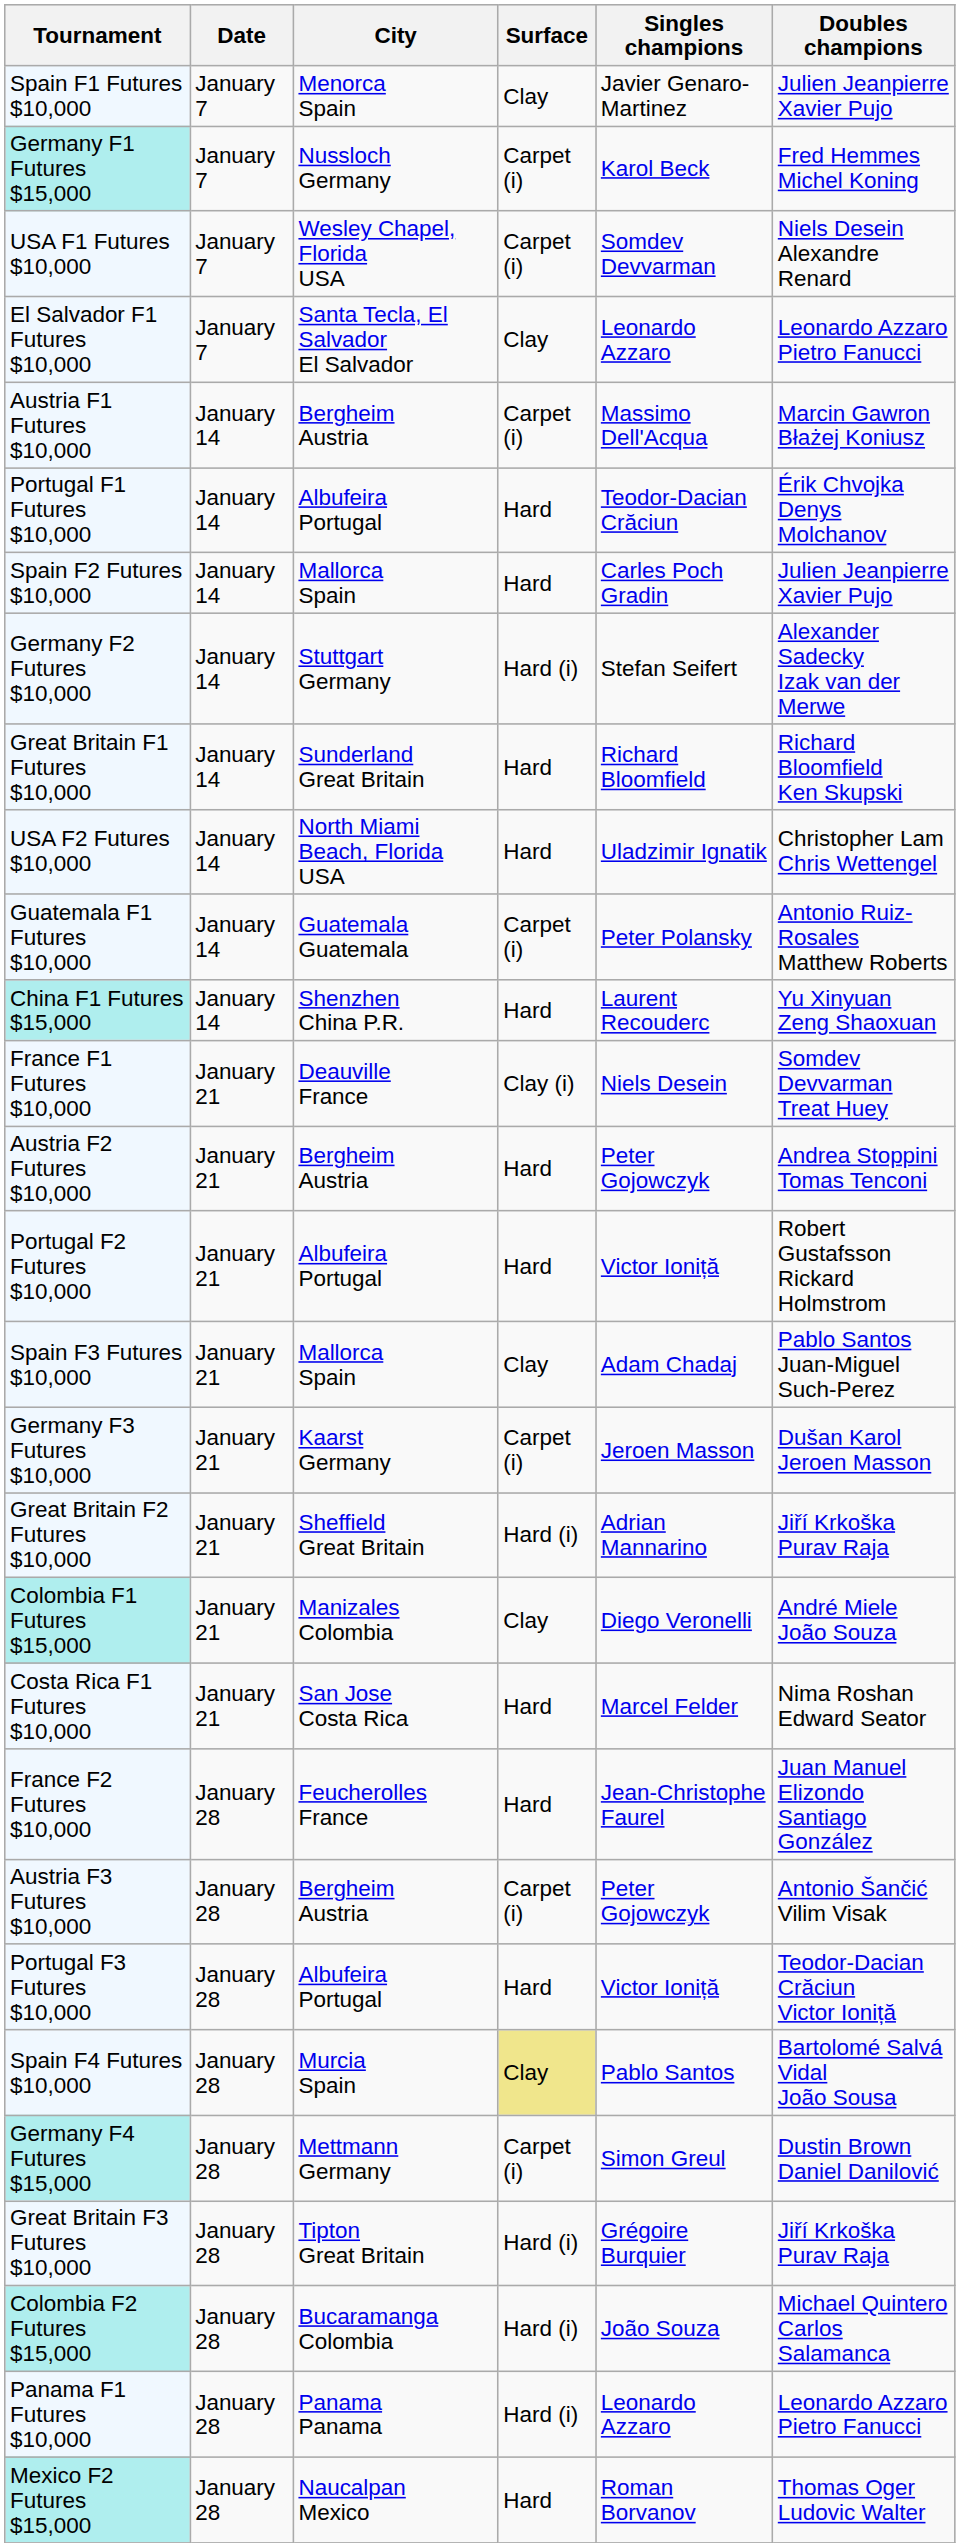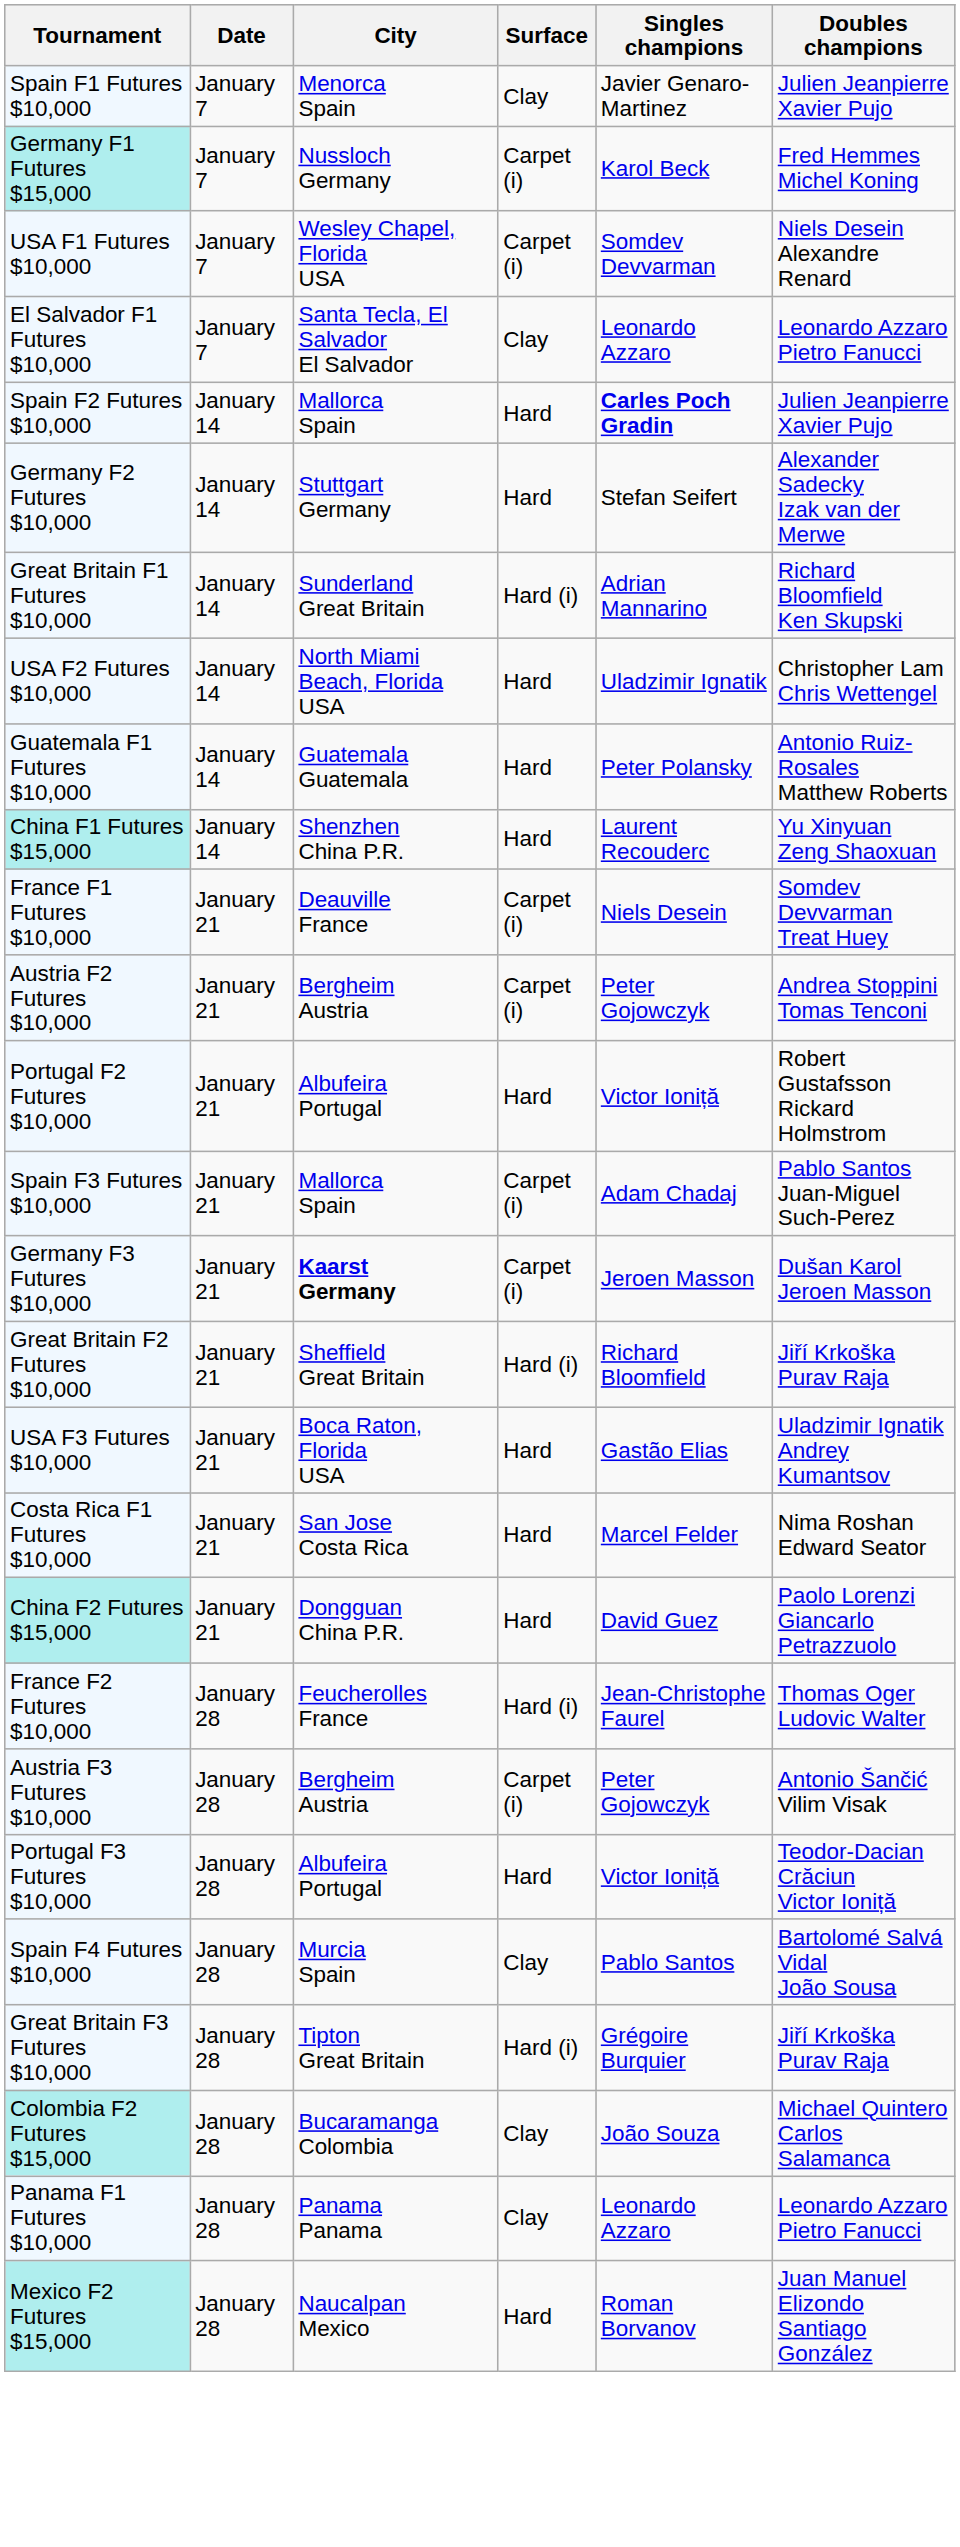- row: (61, 425)
- row: (68, 510)
(662, 583) normal -> (666, 413) bold
(541, 669) Hard (i) -> (528, 498) Hard
(528, 767) Hard -> (541, 596) Hard (i)
(653, 767) Richard Bloomfield -> (654, 596) Adrian Mannarino
(537, 937) Carpet (i) -> (528, 767) Hard
(539, 1083) Clay (i) -> (537, 913) Carpet (i)
(528, 1169) Hard -> (537, 998) Carpet (i)
(526, 1365) Clay -> (537, 1194) Carpet (i)
(345, 1450) normal -> (347, 1279) bold
(654, 1535) Adrian Mannarino -> (653, 1365) Richard Bloomfield
+ row: (90, 1450)
- row: (74, 1621)
+ row: (97, 1621)
(528, 1804) Hard -> (541, 1706) Hard (i)
(842, 1804) Juan Manuel Elizondo Santiago González -> (852, 1706) Thomas Oger Ludovic Walter
(526, 2073) khaki background -> (526, 1962) no background
- row: (72, 2158)
(541, 2329) Hard (i) -> (526, 2133) Clay
(541, 2414) Hard (i) -> (526, 2219) Clay
(852, 2500) Thomas Oger Ludovic Walter -> (842, 2317) Juan Manuel Elizondo Santiago González
